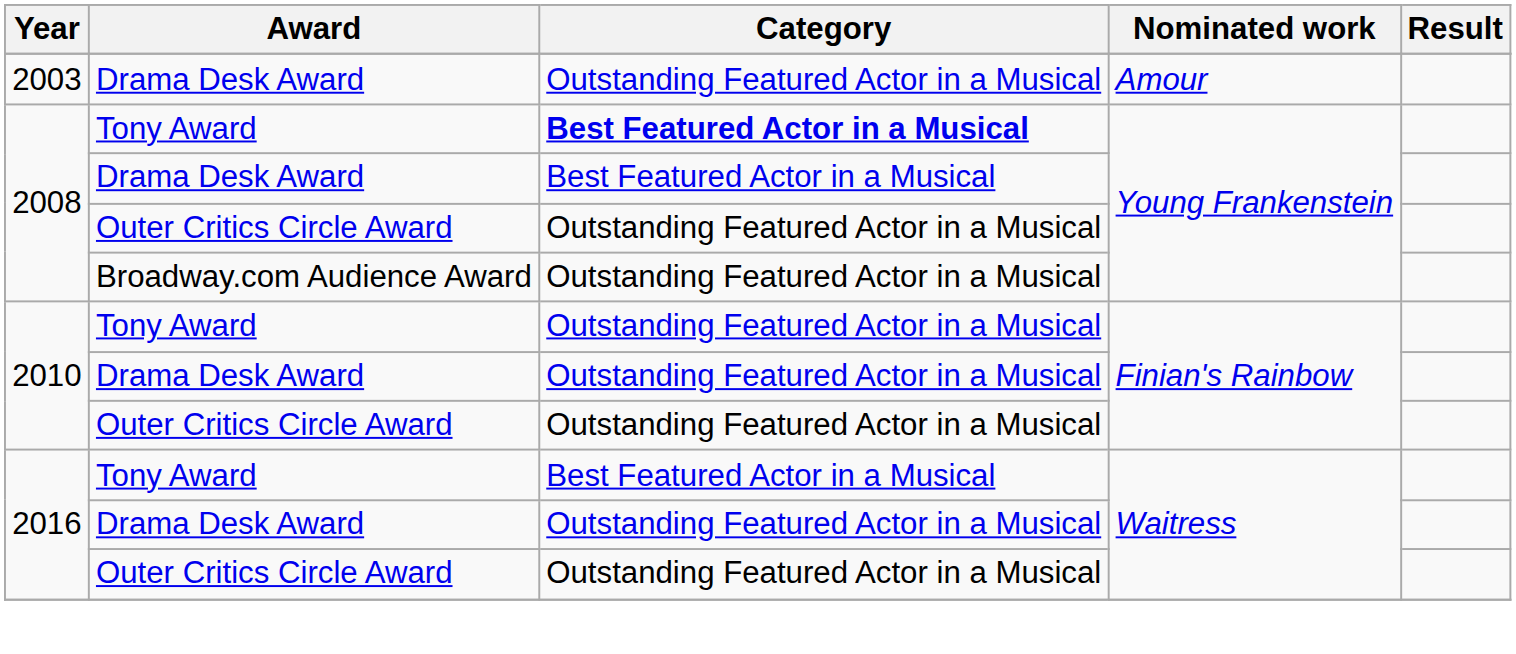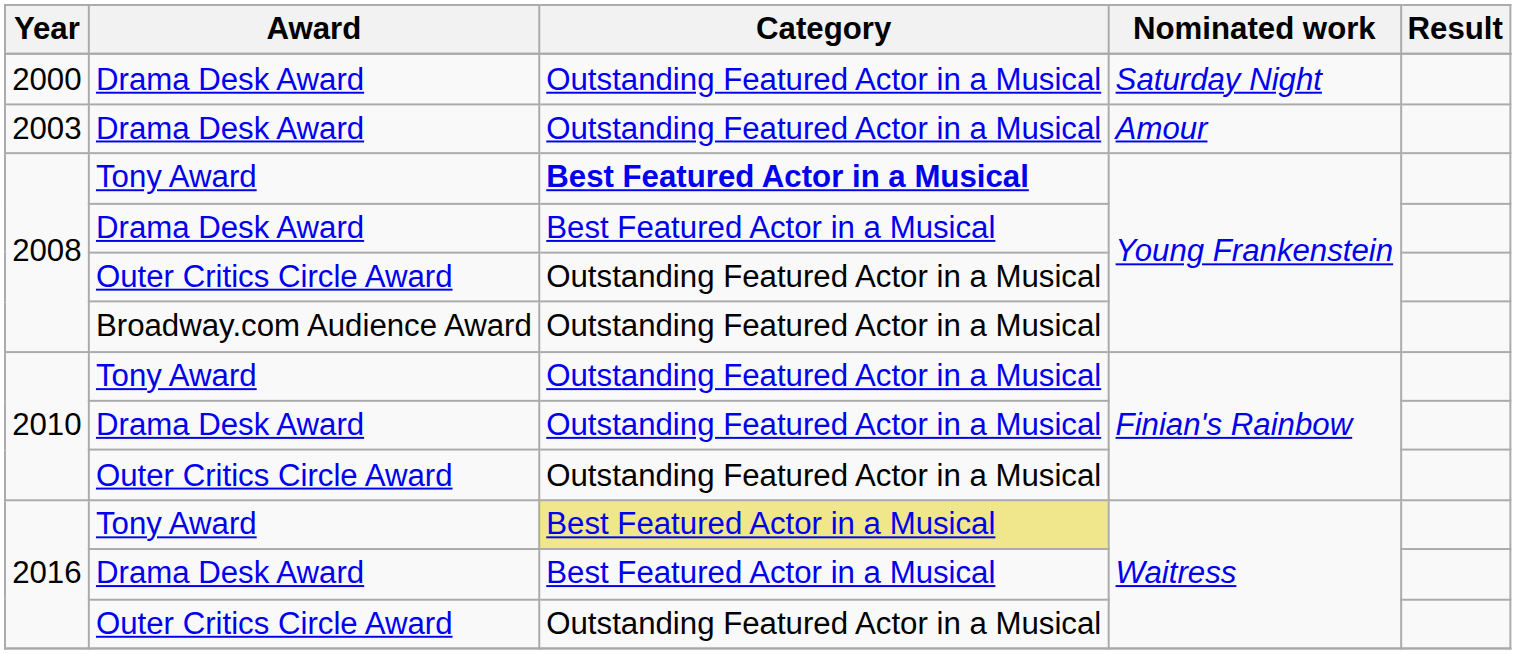+ row: (47, 78)
(771, 474) no background -> (771, 524) khaki background
(824, 524) Outstanding Featured Actor in a Musical -> (771, 573) Best Featured Actor in a Musical
